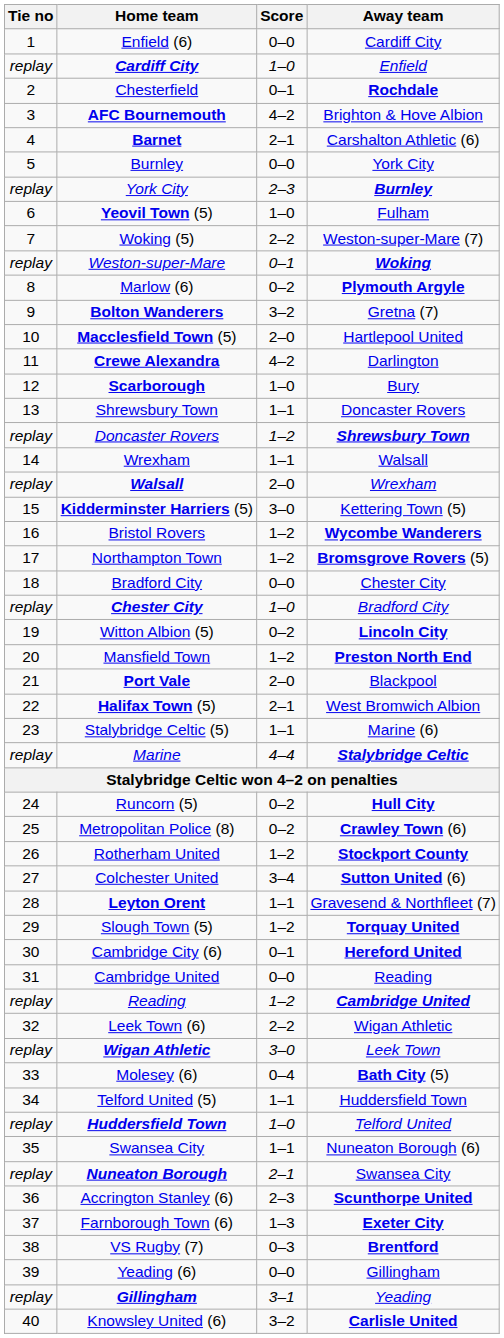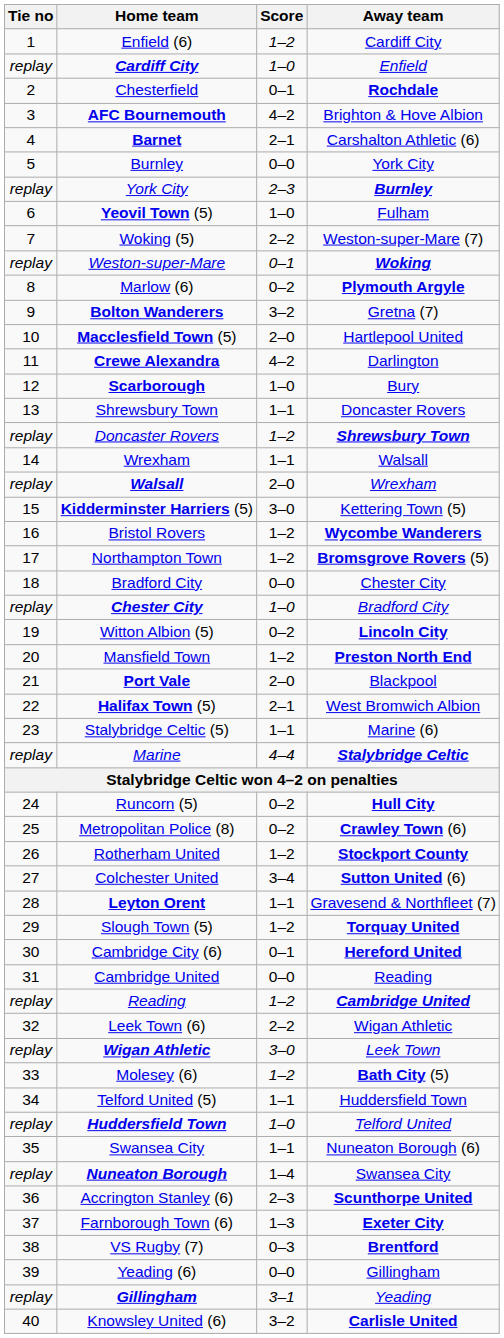(282, 41) 0–0 -> (282, 41) 1–2
(282, 1075) 0–4 -> (282, 1075) 1–2
(282, 1173) 2–1 -> (282, 1173) 1–4
